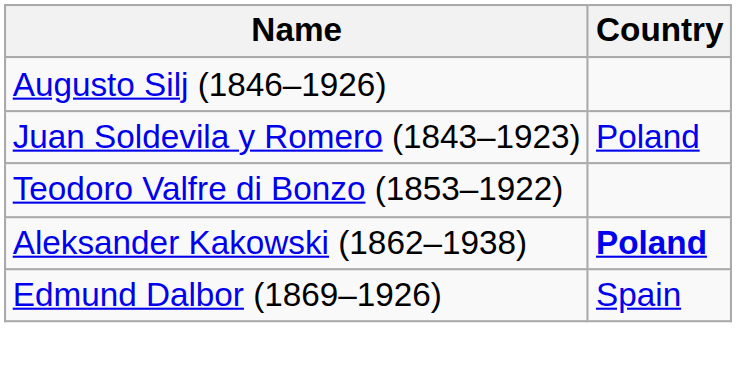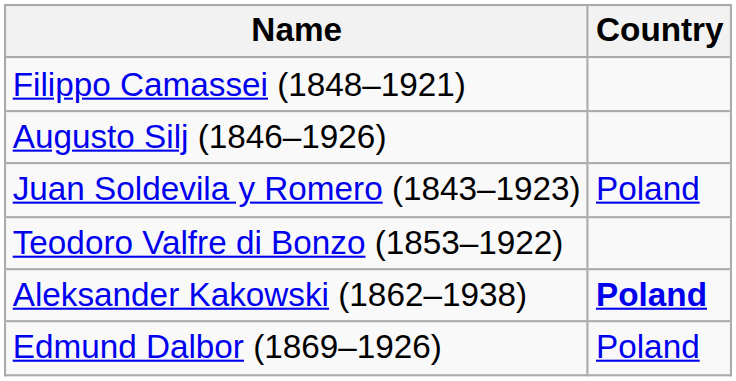+ row: (239, 83)
(639, 294) Spain -> (648, 347) Poland
